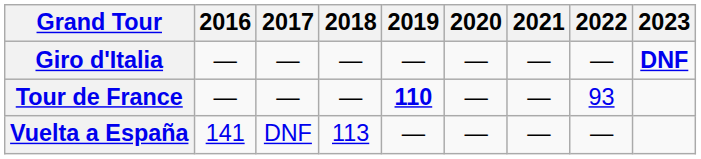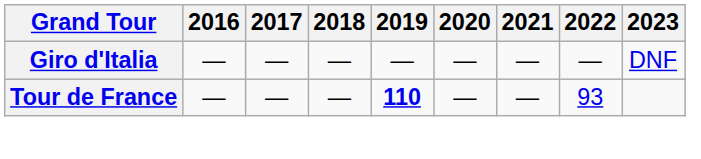(664, 60) bold -> (653, 60) normal
- row: (99, 134)
